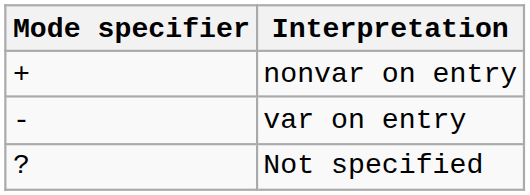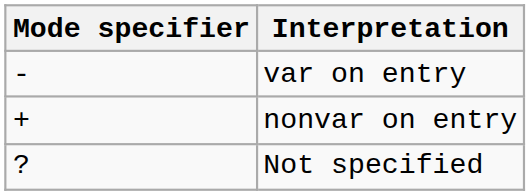rows swapped: (390, 74) <-> (365, 120)
